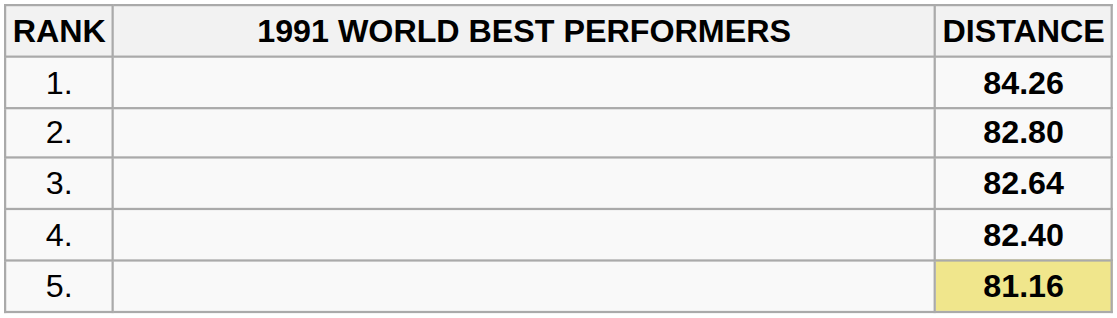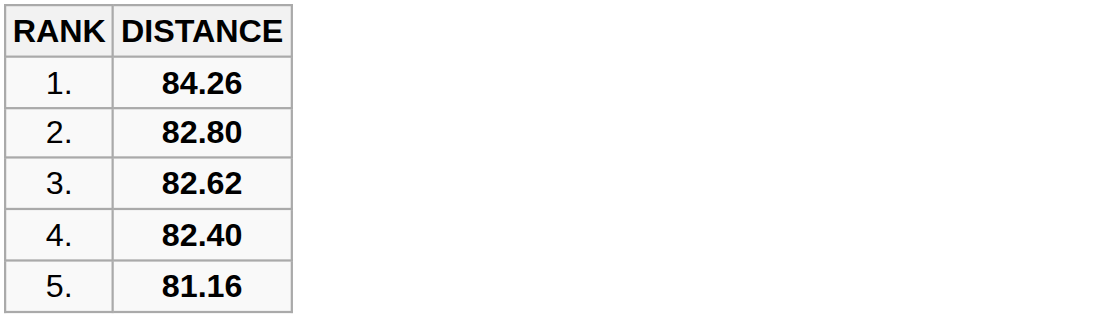- column: (524, 31)
(1024, 184) 82.64 -> (202, 184) 82.62
(1024, 286) khaki background -> (202, 286) no background
